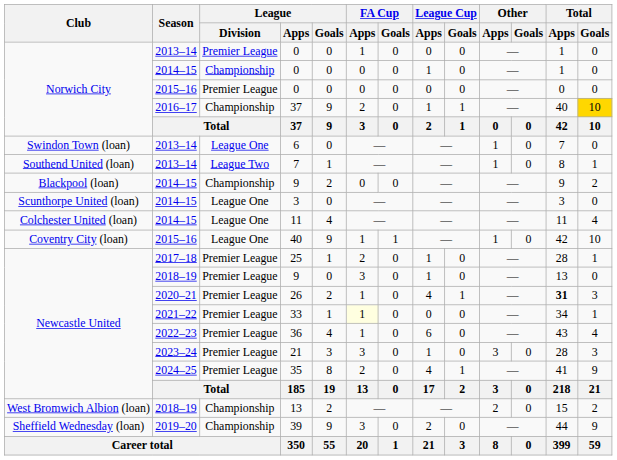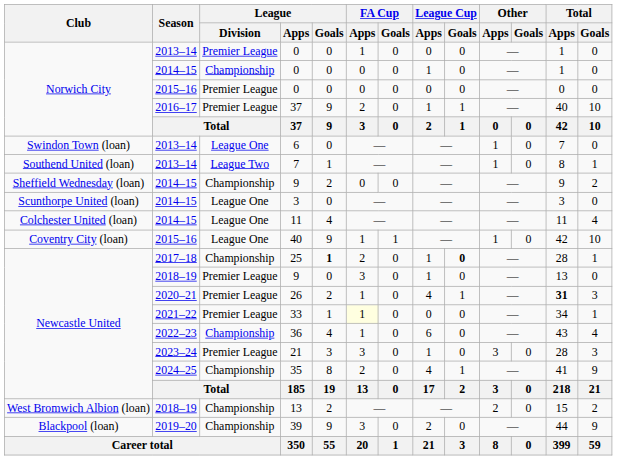(240, 107) Championship -> (240, 107) Premier League
(595, 107) gold background -> (595, 107) no background
(78, 182) Blackpool (loan) -> (78, 182) Sheffield Wednesday (loan)
(240, 257) Premier League -> (240, 257) Championship
(329, 257) normal -> (329, 257) bold
(462, 257) normal -> (462, 257) bold
(240, 333) Premier League -> (240, 333) Championship
(240, 370) Premier League -> (240, 370) Championship
(78, 426) Sheffield Wednesday (loan) -> (78, 426) Blackpool (loan)
